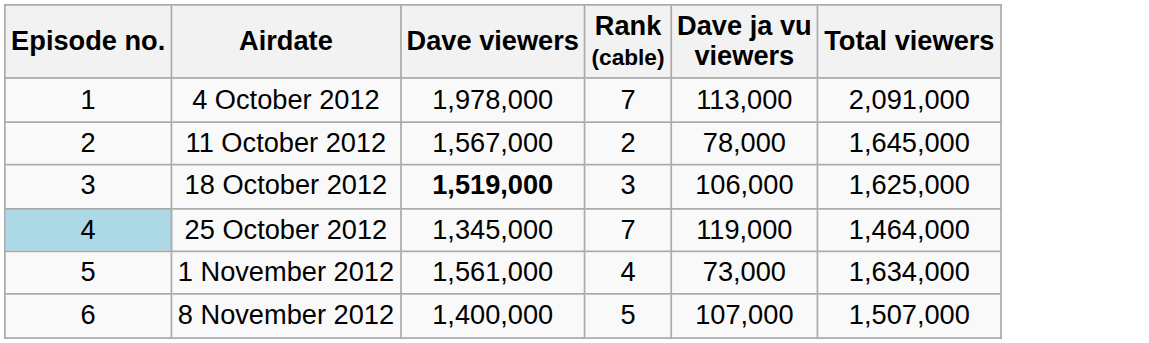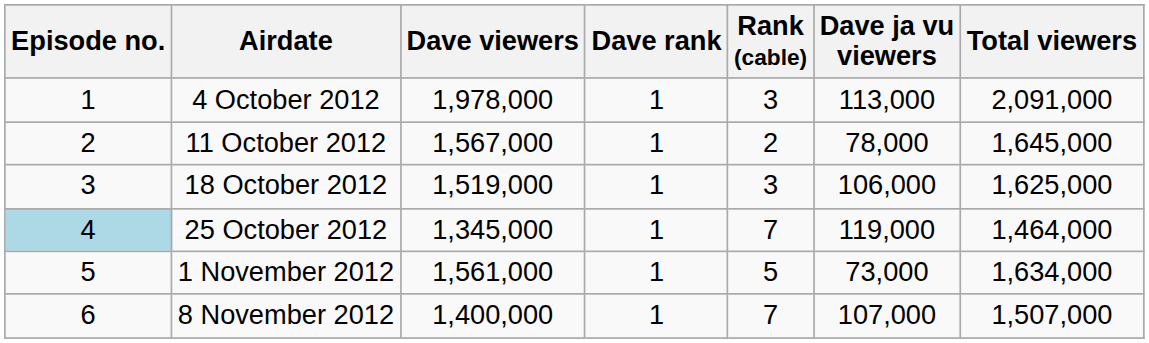+ column: (657, 41)
(628, 99) 7 -> (771, 99) 3
(493, 186) bold -> (493, 186) normal
(628, 272) 4 -> (771, 272) 5
(628, 315) 5 -> (771, 315) 7
